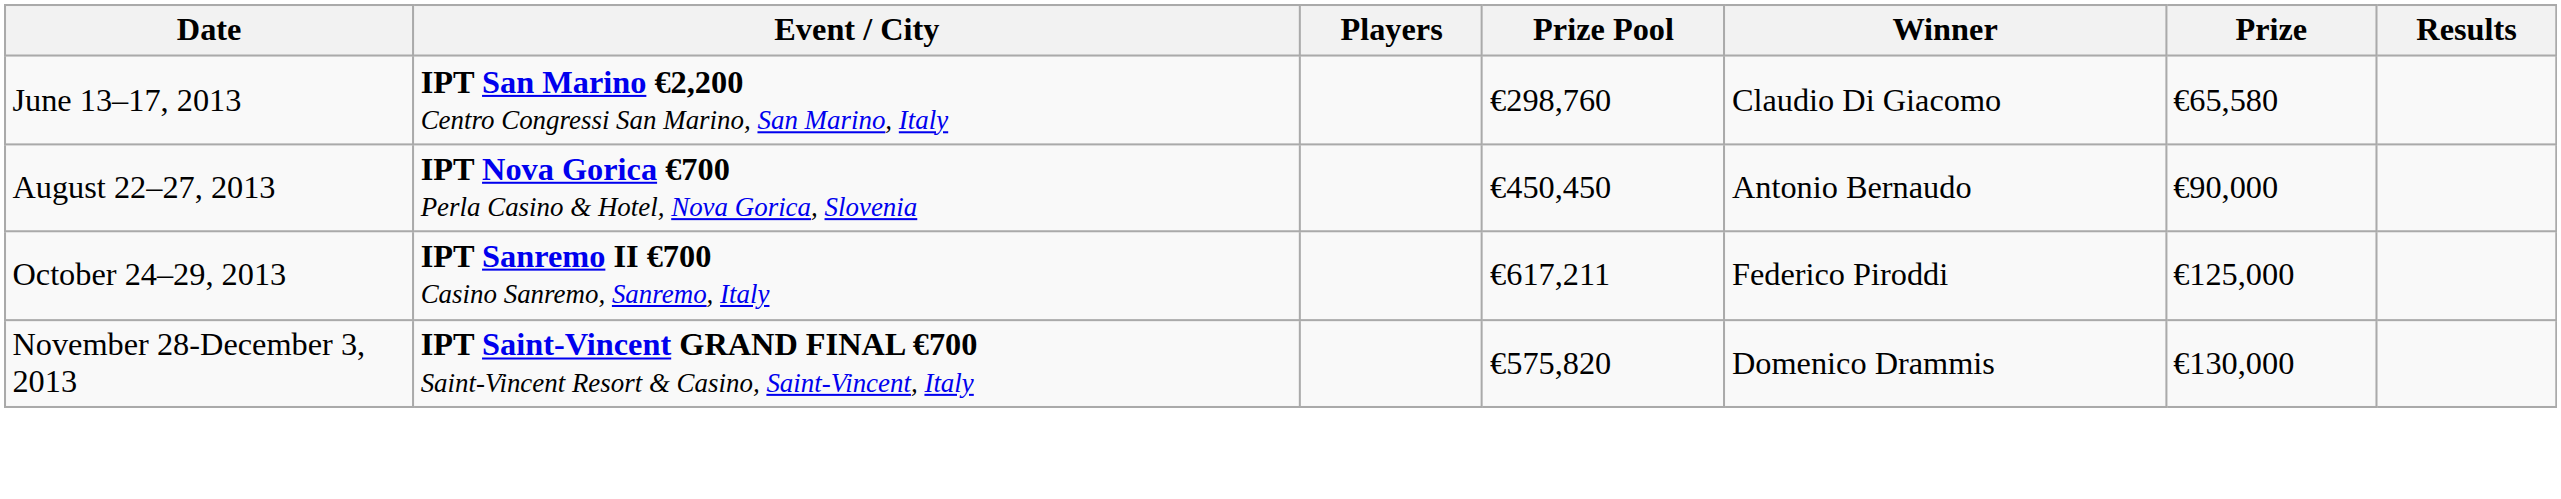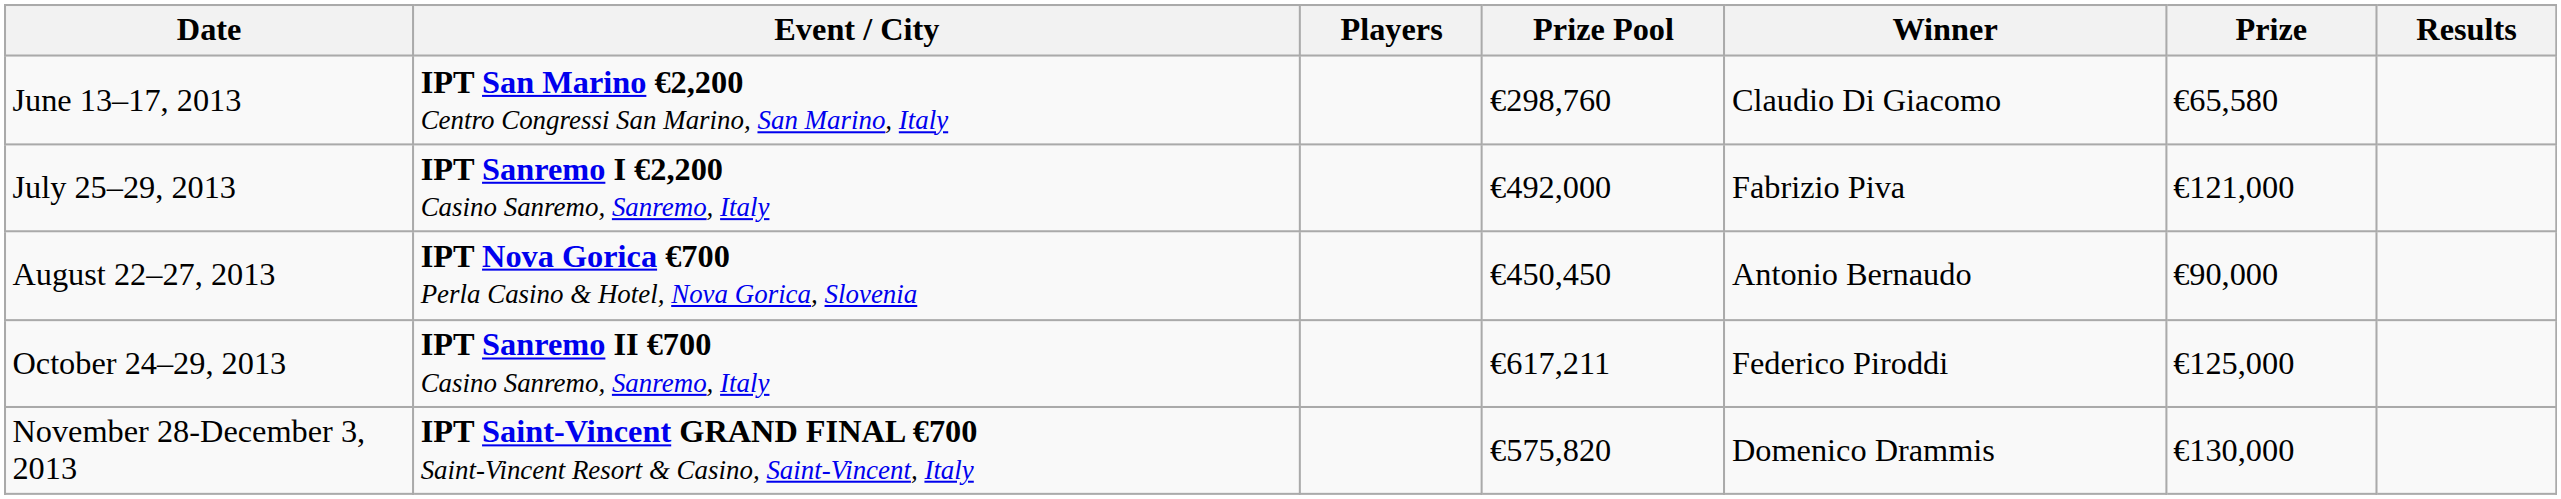+ row: (124, 187)
